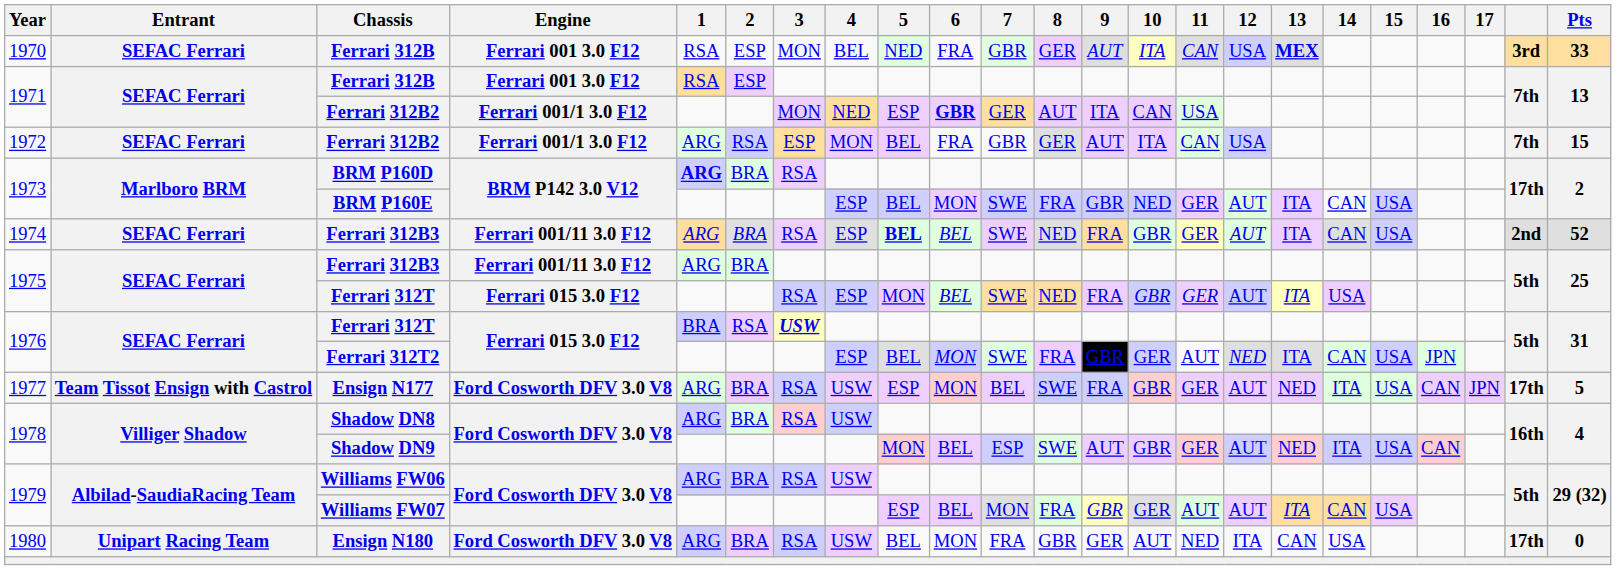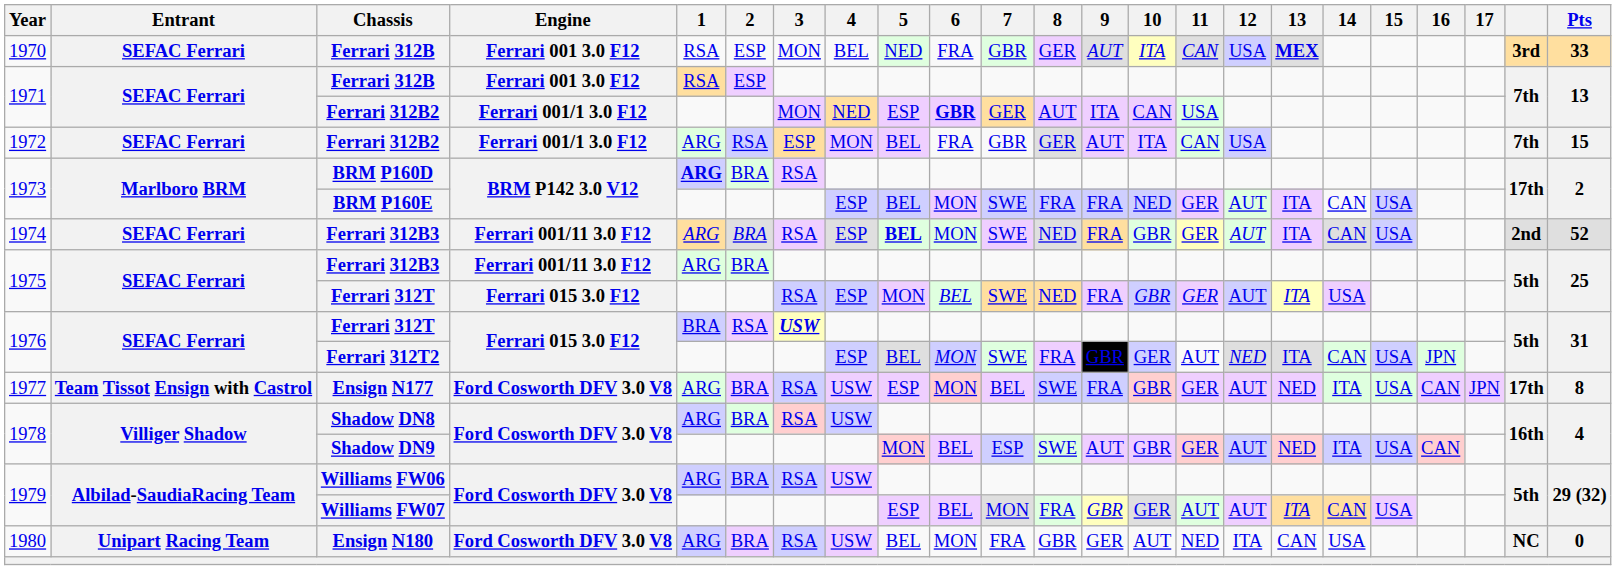(1105, 204) GBR -> (1105, 204) FRA
(955, 234) BEL -> (955, 234) MON
(1580, 387) 5 -> (1580, 387) 8
(1526, 541) 17th -> (1526, 541) NC
